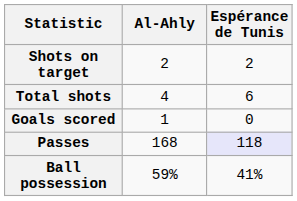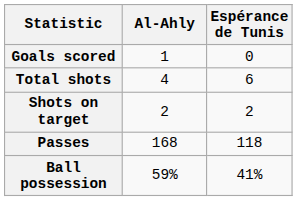rows swapped: (63, 120) <-> (63, 65)
(249, 144) lavender background -> (249, 144) no background
